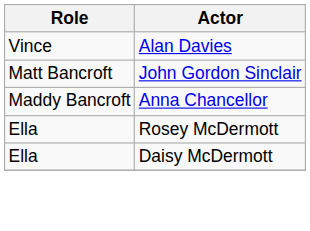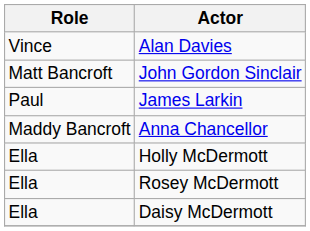+ row: (191, 101)
+ row: (203, 156)
